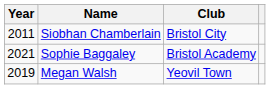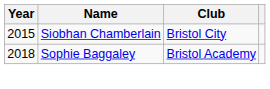(21, 34) 2011 -> (21, 34) 2015
(21, 53) 2021 -> (21, 53) 2018
- row: (79, 73)
